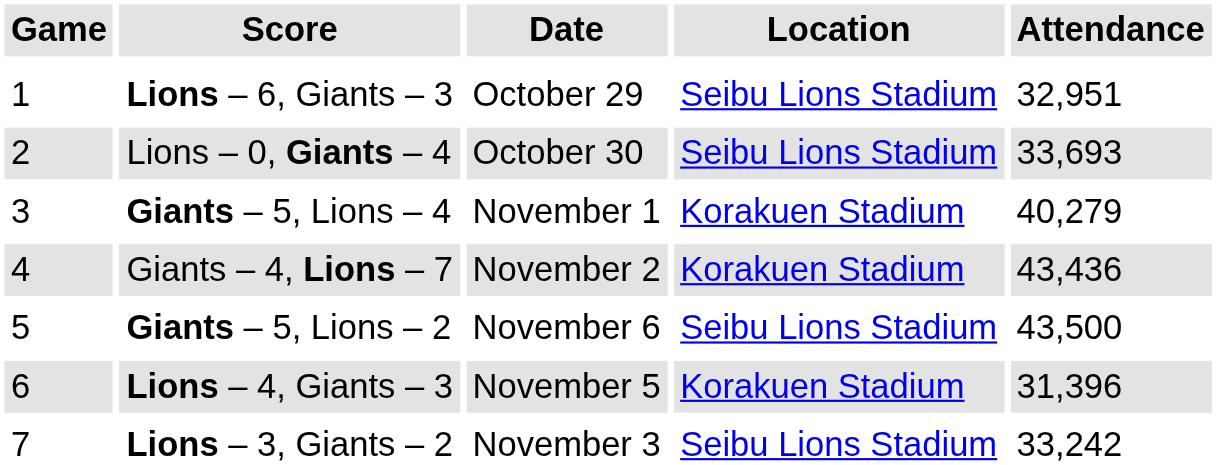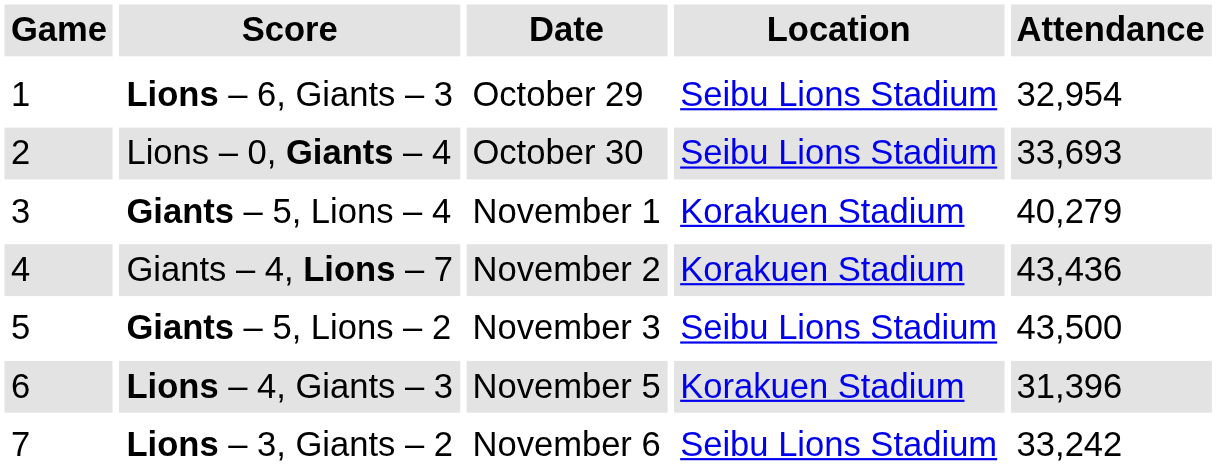(1069, 94) 32,951 -> (1069, 94) 32,954
(567, 327) November 6 -> (567, 327) November 3
(567, 444) November 3 -> (567, 444) November 6
